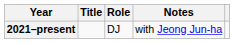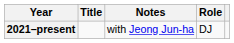columns swapped: (119, 13) <-> (179, 13)
